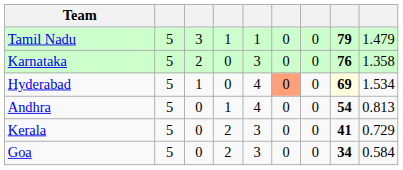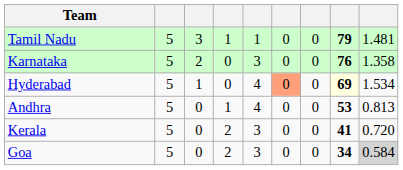(379, 38) 1.479 -> (379, 38) 1.481
(344, 107) 54 -> (344, 107) 53
(379, 130) 0.729 -> (379, 130) 0.720
(379, 152) no background -> (379, 152) lightgrey background
